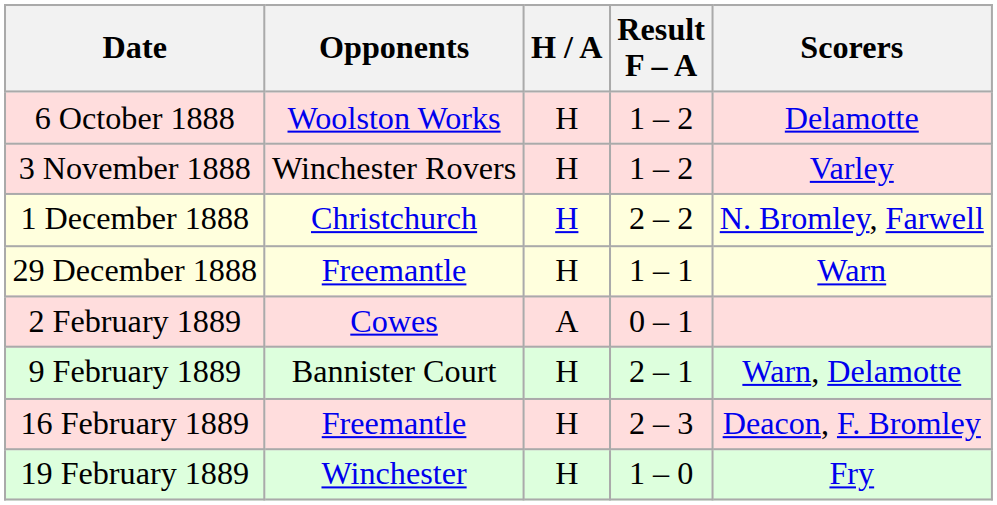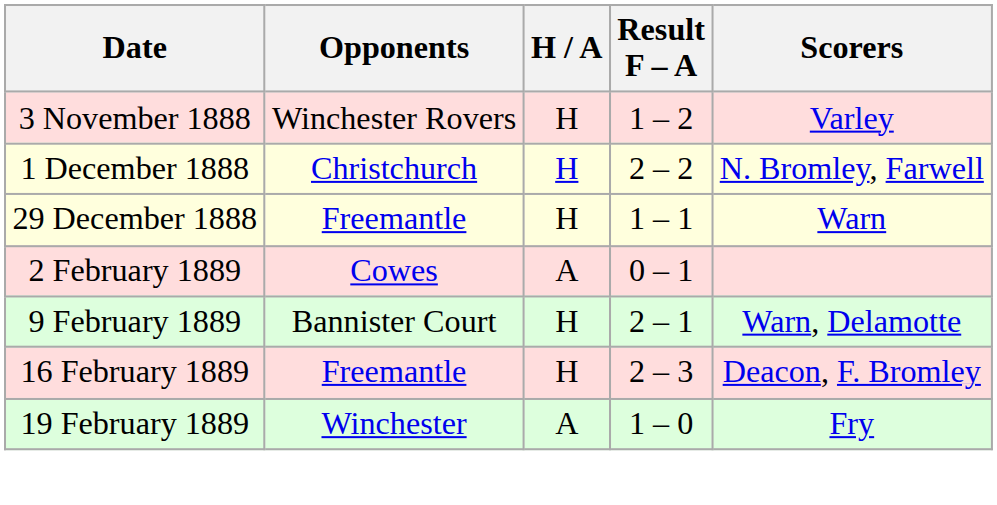- row: (135, 117)
(567, 474) H -> (567, 423) A
